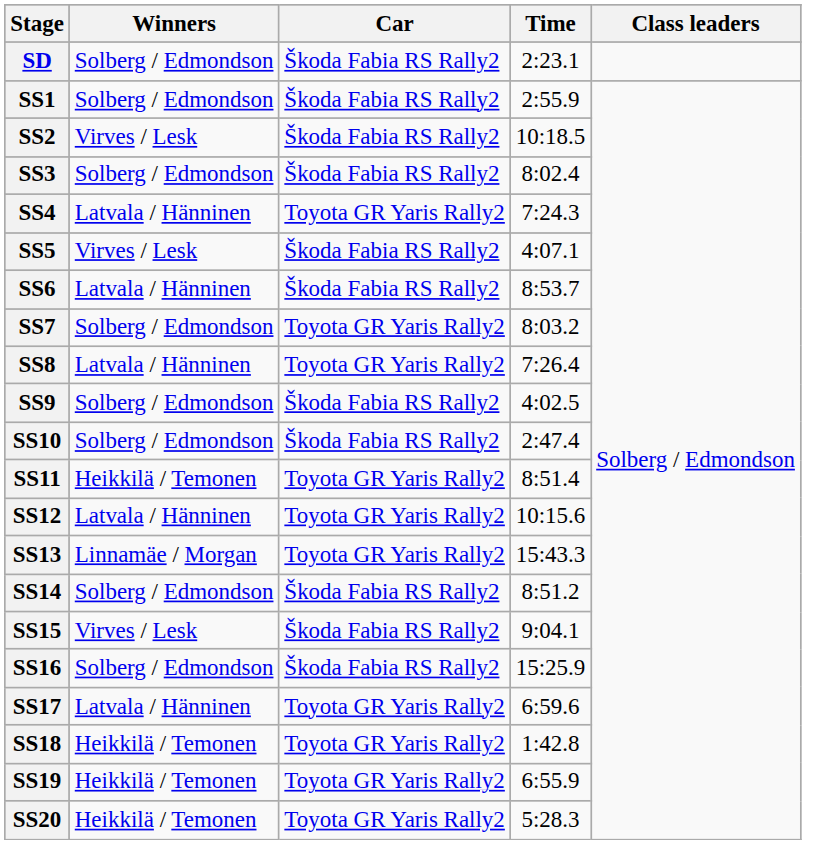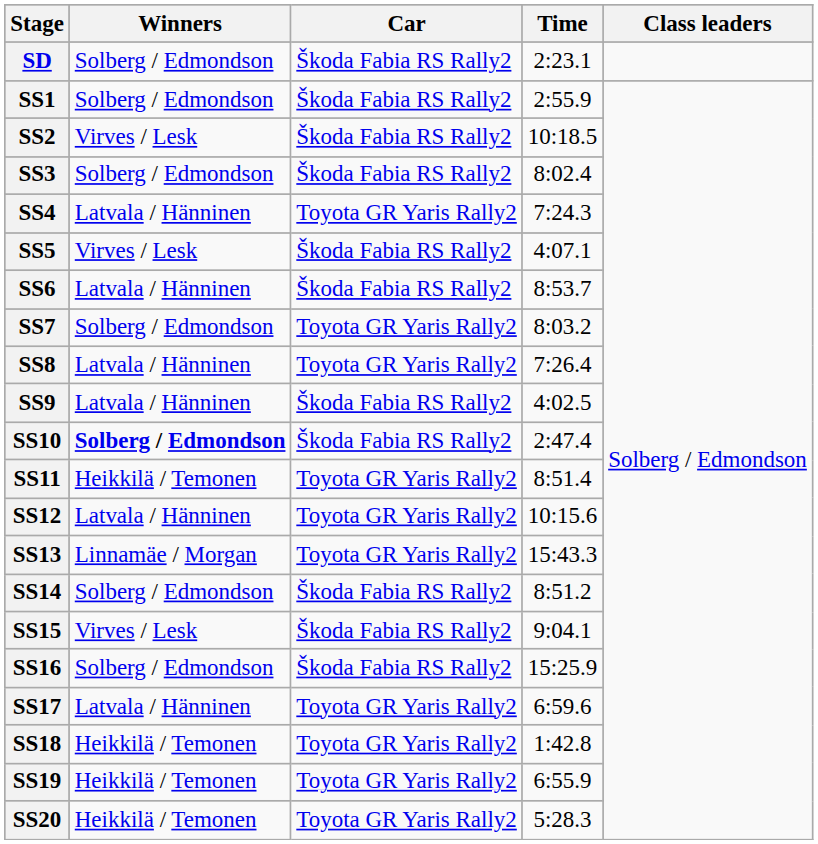(174, 402) Solberg / Edmondson -> (163, 402) Latvala / Hänninen
(174, 440) normal -> (180, 440) bold
